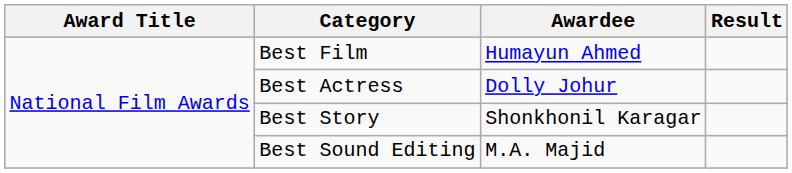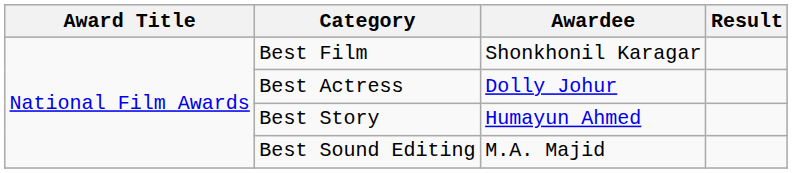(563, 54) Humayun Ahmed -> (593, 54) Shonkhonil Karagar
(593, 119) Shonkhonil Karagar -> (563, 119) Humayun Ahmed
